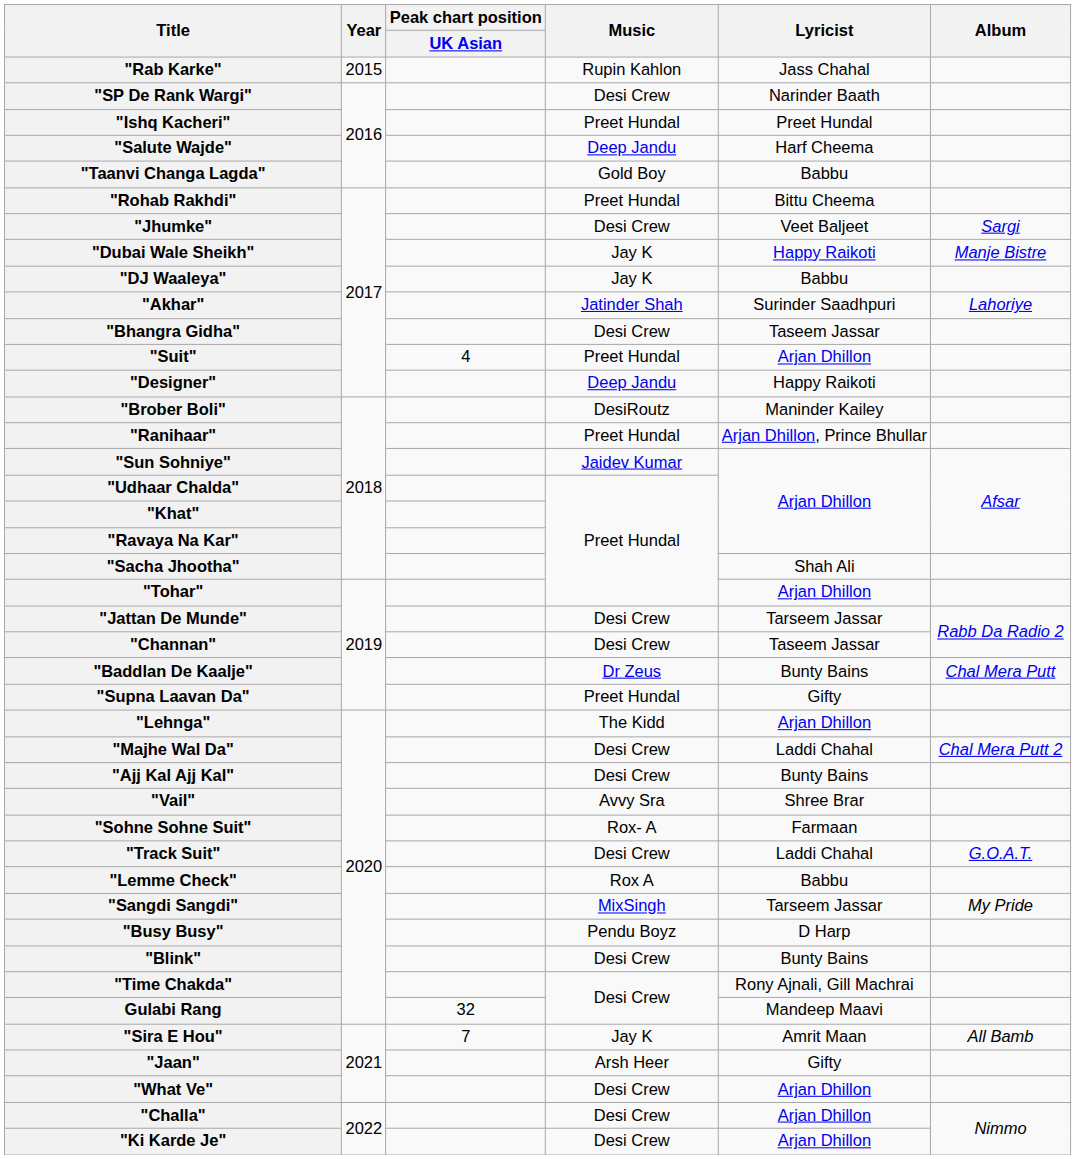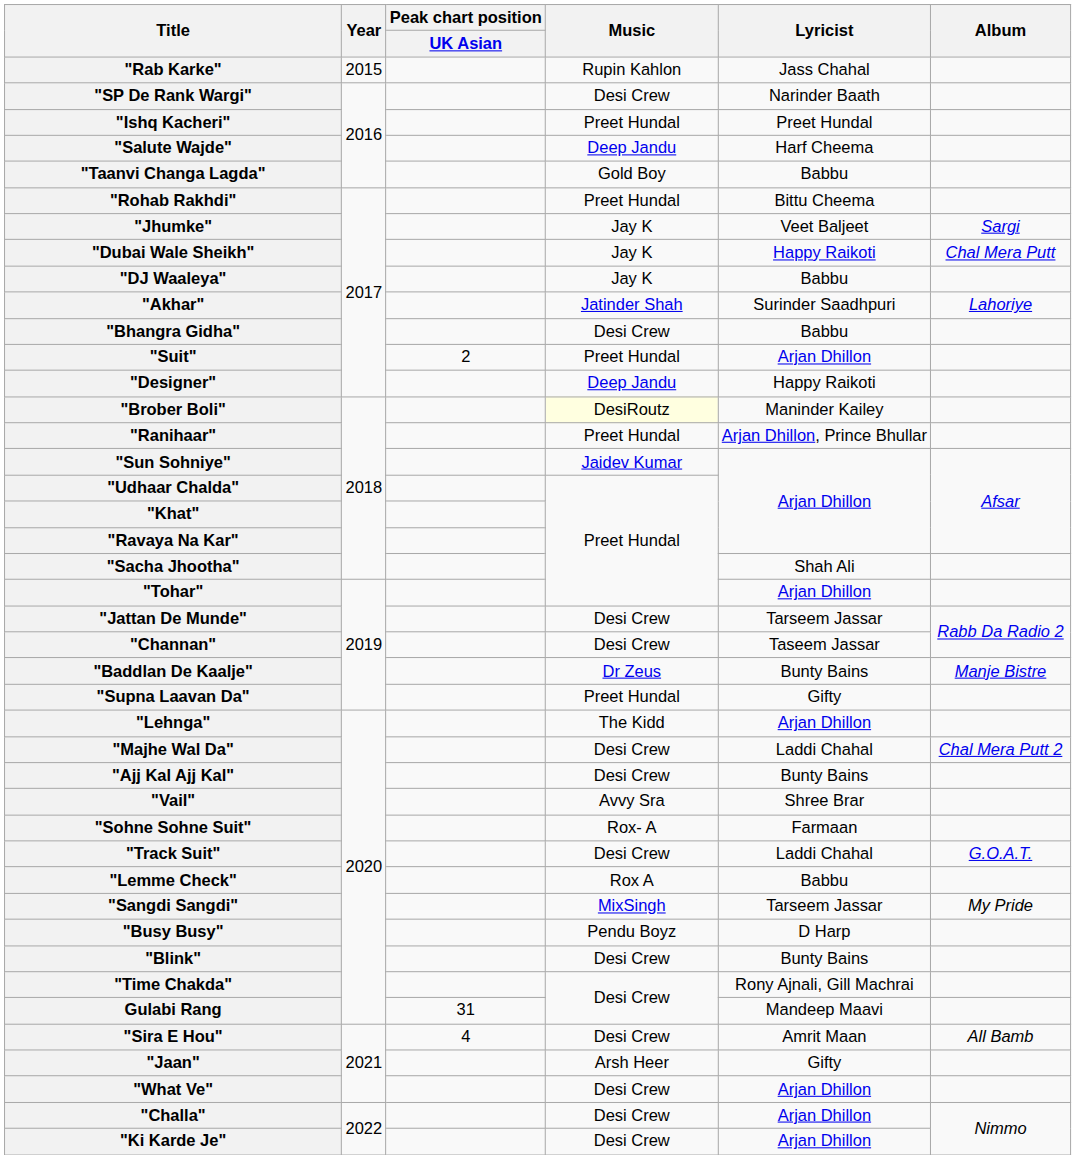(632, 226) Desi Crew -> (632, 226) Jay K
(1000, 252) Manje Bistre -> (1000, 252) Chal Mera Putt
(824, 331) Taseem Jassar -> (824, 331) Babbu
(466, 357) 4 -> (466, 357) 2
(632, 409) no background -> (632, 409) lightyellow background
(1000, 670) Chal Mera Putt -> (1000, 670) Manje Bistre
(466, 1010) 32 -> (466, 1010) 31
(466, 1036) 7 -> (466, 1036) 4
(632, 1036) Jay K -> (632, 1036) Desi Crew
